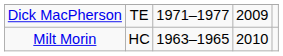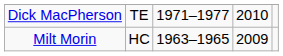(252, 16) 2009 -> (252, 16) 2010
(252, 39) 2010 -> (252, 39) 2009
